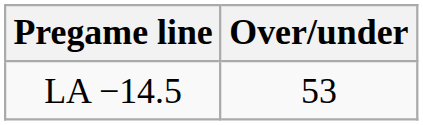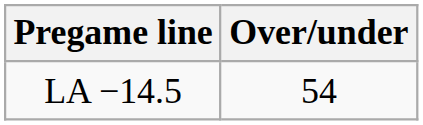(319, 89) 53 -> (319, 89) 54
